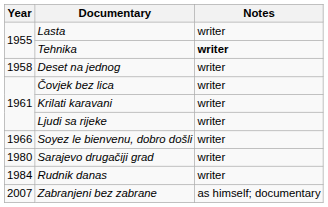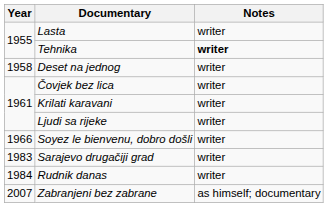(20, 157) 1980 -> (20, 157) 1983
